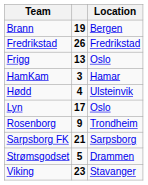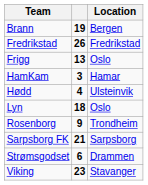(80, 108) 17 -> (80, 108) 18
(80, 156) 5 -> (80, 156) 6
